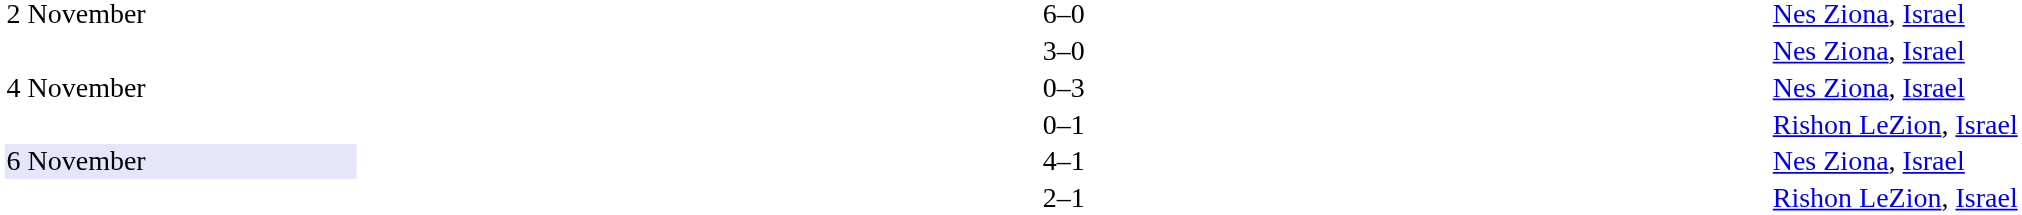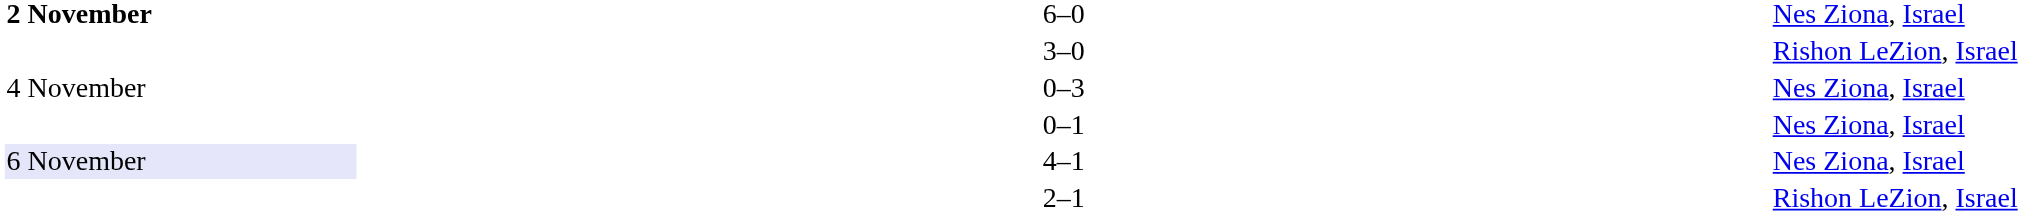(76, 14) normal -> (79, 14) bold
(1869, 50) Nes Ziona, Israel -> (1895, 50) Rishon LeZion, Israel
(1895, 124) Rishon LeZion, Israel -> (1869, 124) Nes Ziona, Israel
